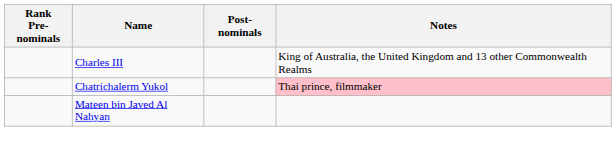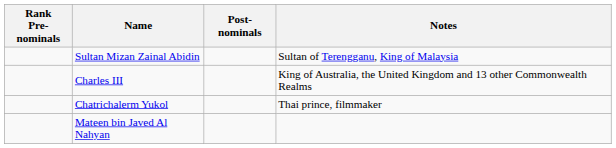+ row: (137, 56)
(330, 86) pink background -> (330, 104) no background
